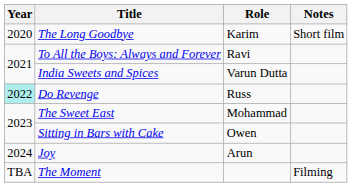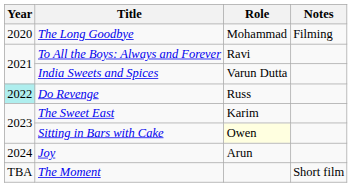(243, 34) Karim -> (257, 34) Mohammad
(319, 34) Short film -> (313, 34) Filming
(257, 113) Mohammad -> (243, 113) Karim
(242, 133) no background -> (242, 133) lightyellow background
(313, 172) Filming -> (319, 172) Short film
